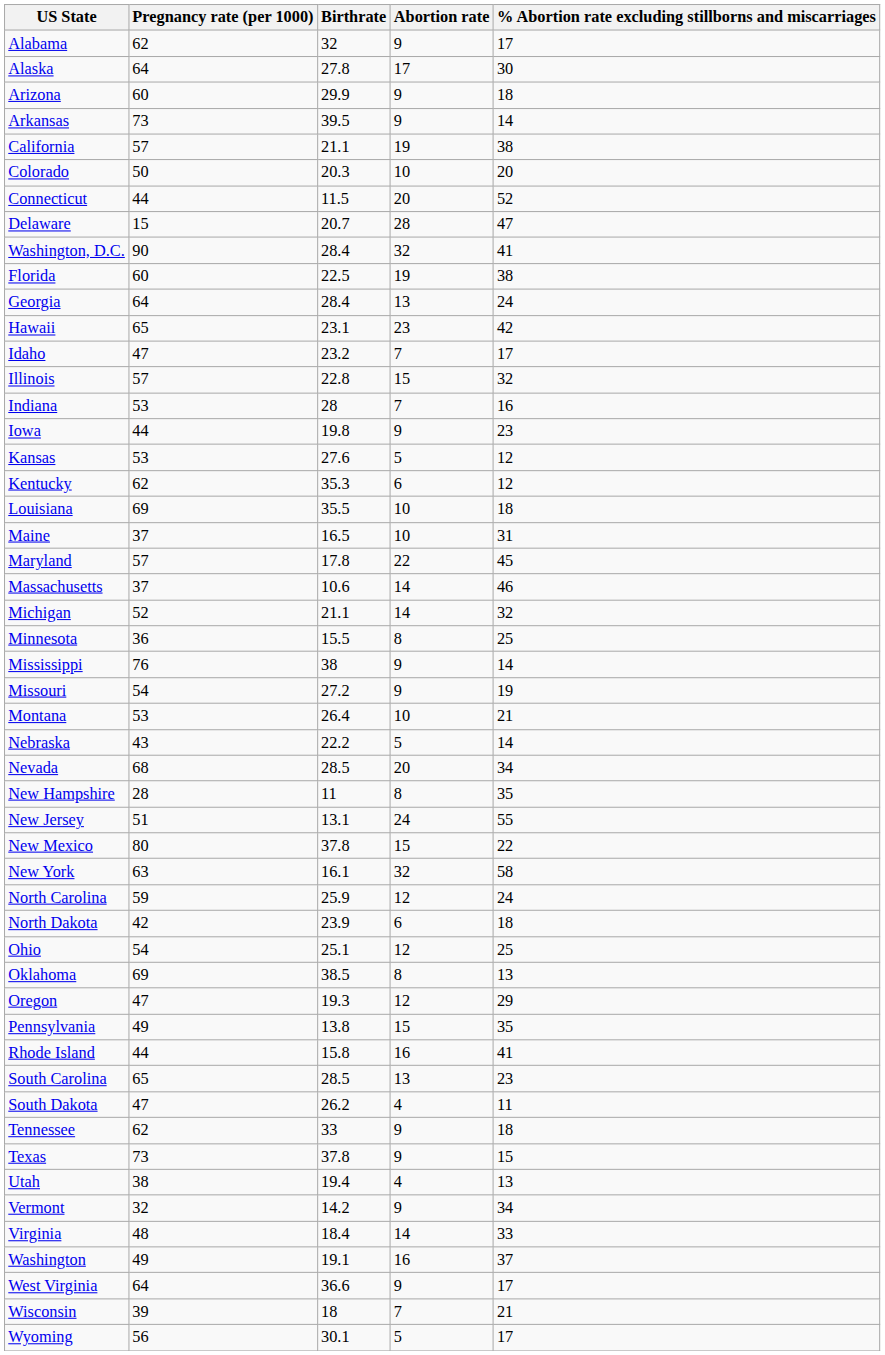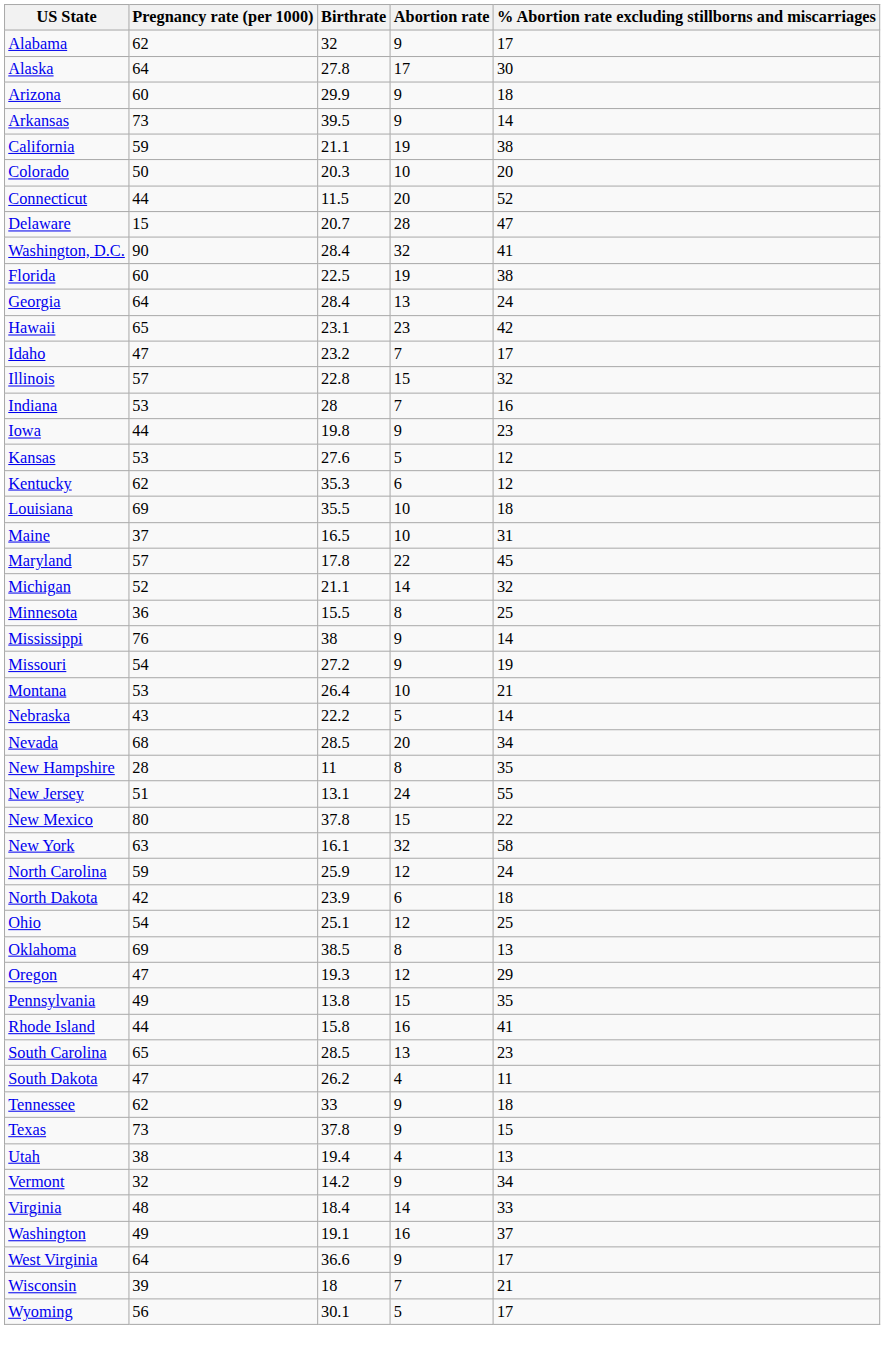(141, 146) 57 -> (141, 146) 59
- row: (55, 586)
